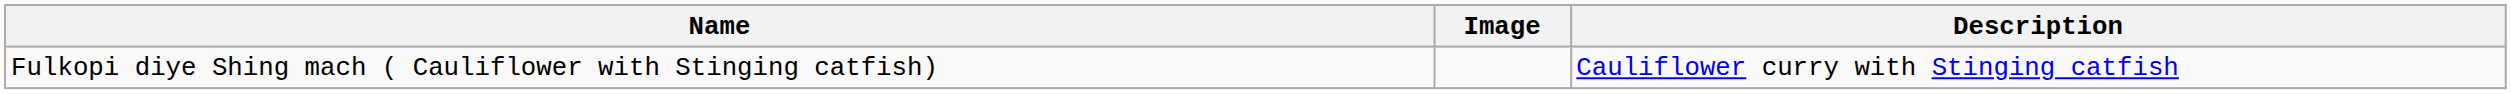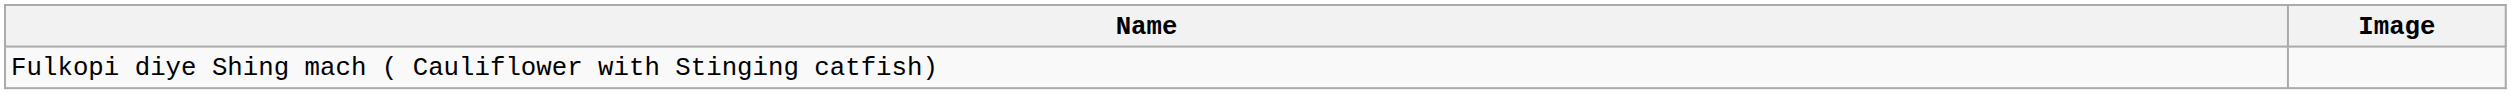- column: (2038, 26)
